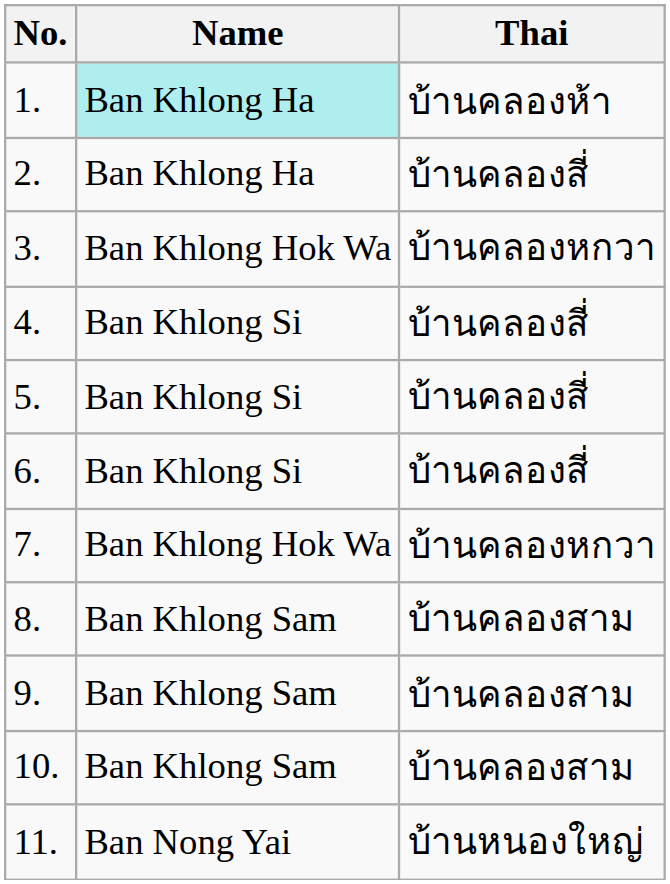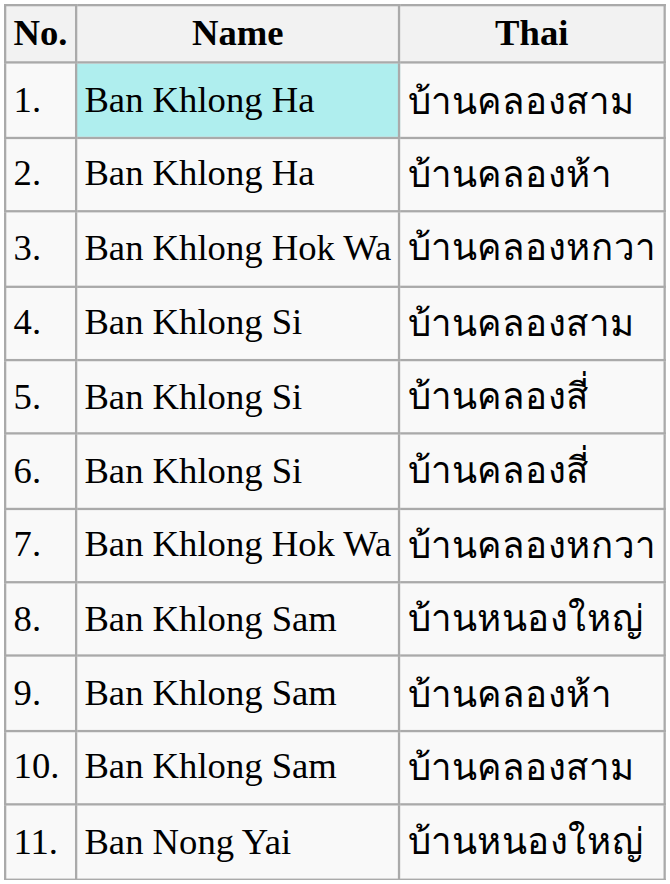(510, 100) บ้านคลองห้า -> (521, 100) บ้านคลองสาม
(499, 174) บ้านคลองสี่ -> (510, 174) บ้านคลองห้า
(499, 323) บ้านคลองสี่ -> (521, 323) บ้านคลองสาม
(521, 619) บ้านคลองสาม -> (526, 619) บ้านหนองใหญ่
(521, 693) บ้านคลองสาม -> (510, 693) บ้านคลองห้า
